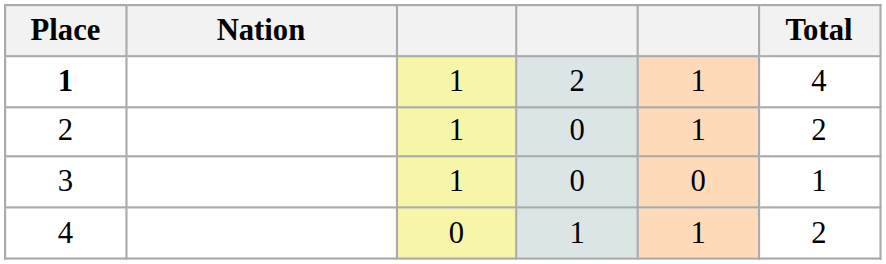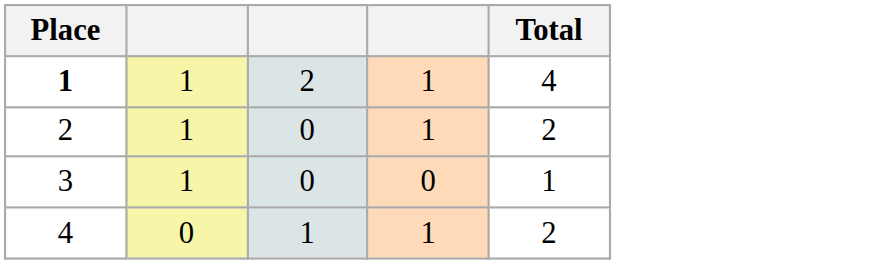- column: (261, 30)
